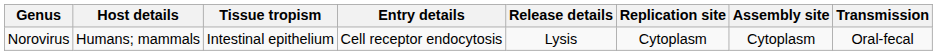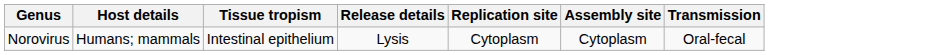- column: (421, 15)
